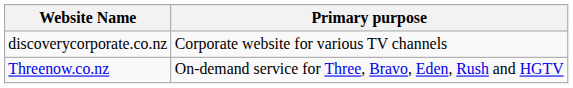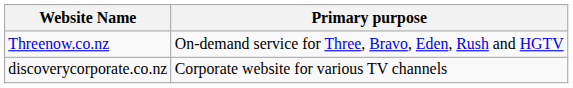rows swapped: (88, 44) <-> (59, 70)
